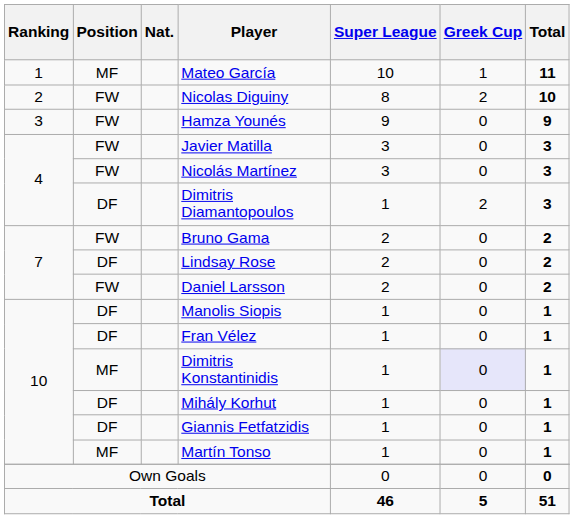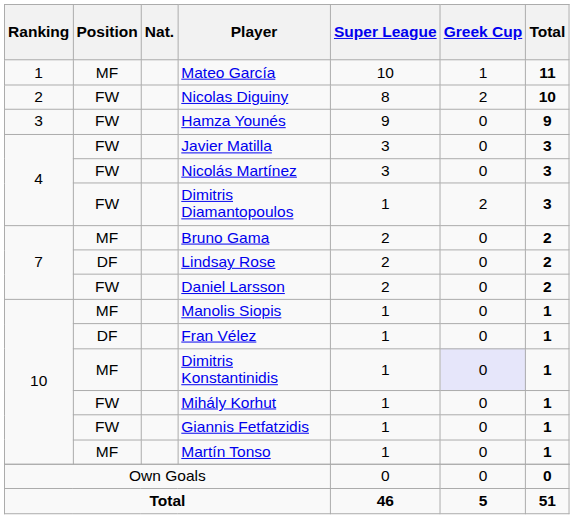(107, 204) DF -> (107, 204) FW
(107, 237) FW -> (107, 237) MF
(107, 311) DF -> (107, 311) MF
(107, 402) DF -> (107, 402) FW
(107, 427) DF -> (107, 427) FW
